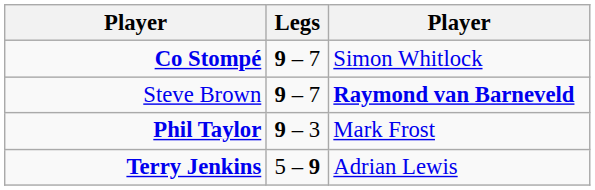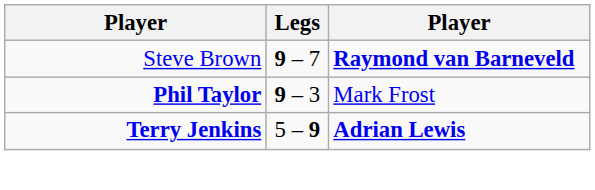- row: (208, 58)
(395, 166) normal -> (399, 130) bold
